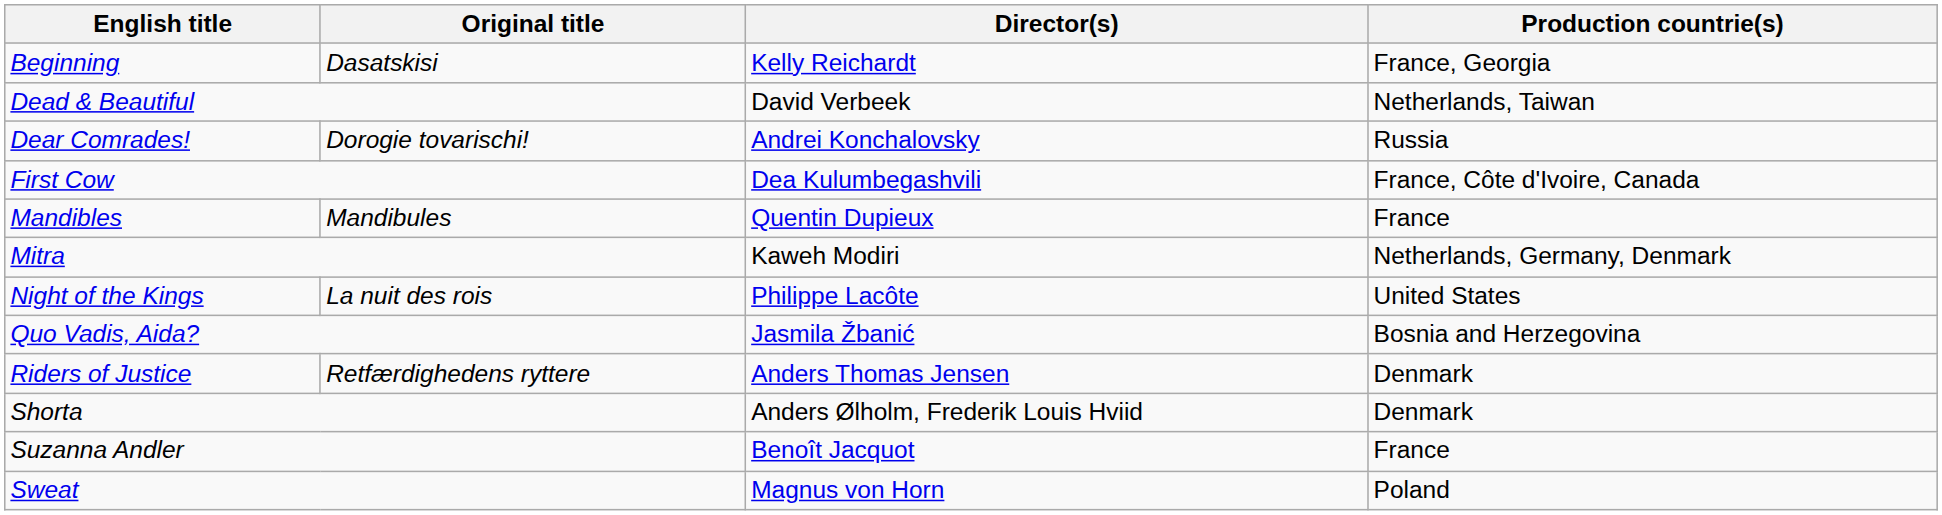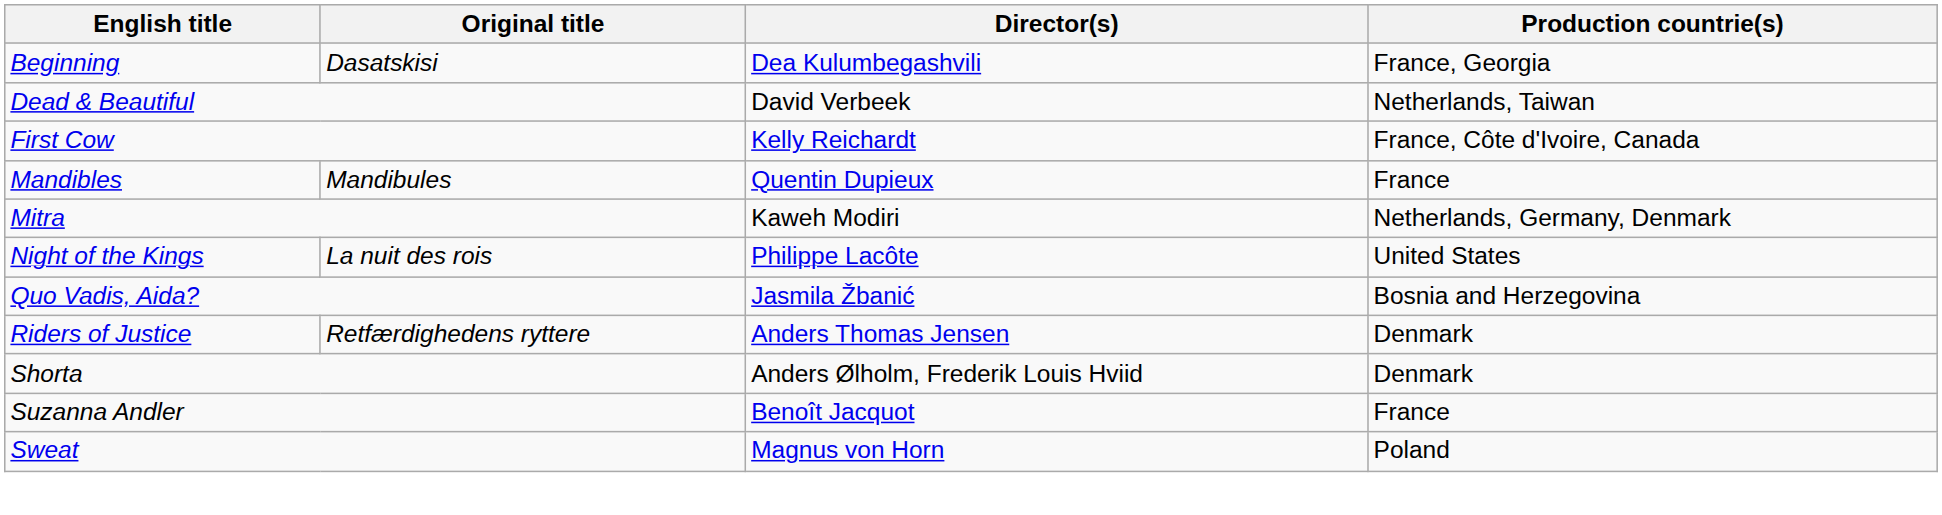(833, 62) Kelly Reichardt -> (866, 62) Dea Kulumbegashvili
- row: (100, 140)
(866, 179) Dea Kulumbegashvili -> (833, 140) Kelly Reichardt
